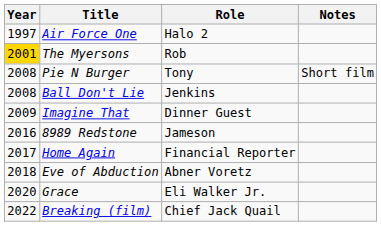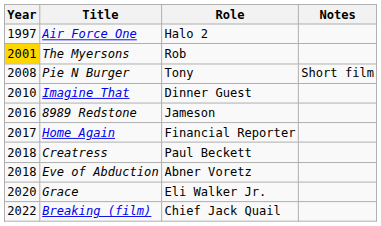- row: (93, 93)
(22, 113) 2009 -> (22, 93) 2010
+ row: (75, 152)
